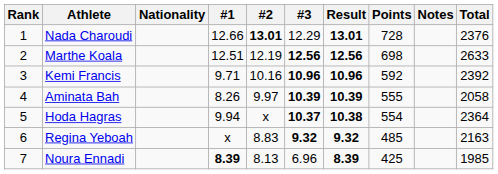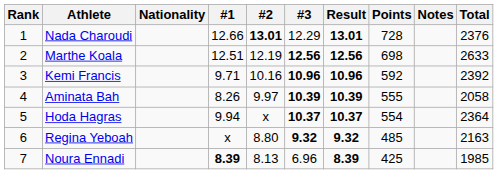(346, 117) 10.38 -> (346, 117) 10.37
(266, 138) 8.83 -> (266, 138) 8.80
